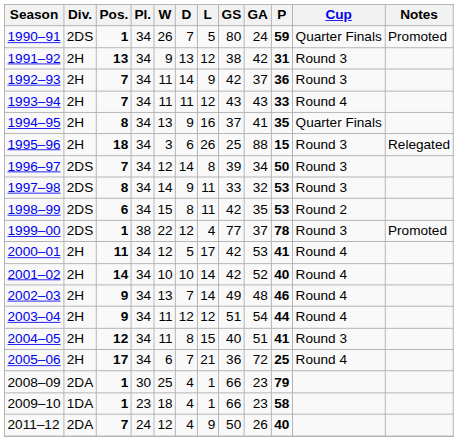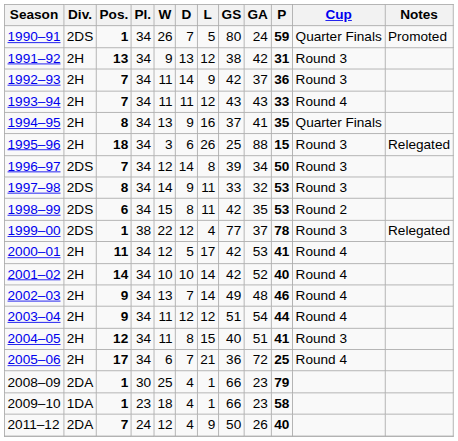(417, 230) Promoted -> (419, 230) Relegated
